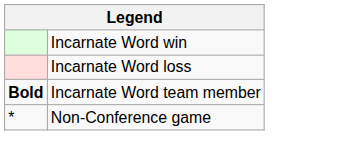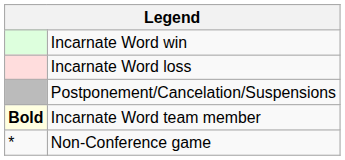+ row: (193, 93)
(26, 93) no background -> (26, 118) lightyellow background
